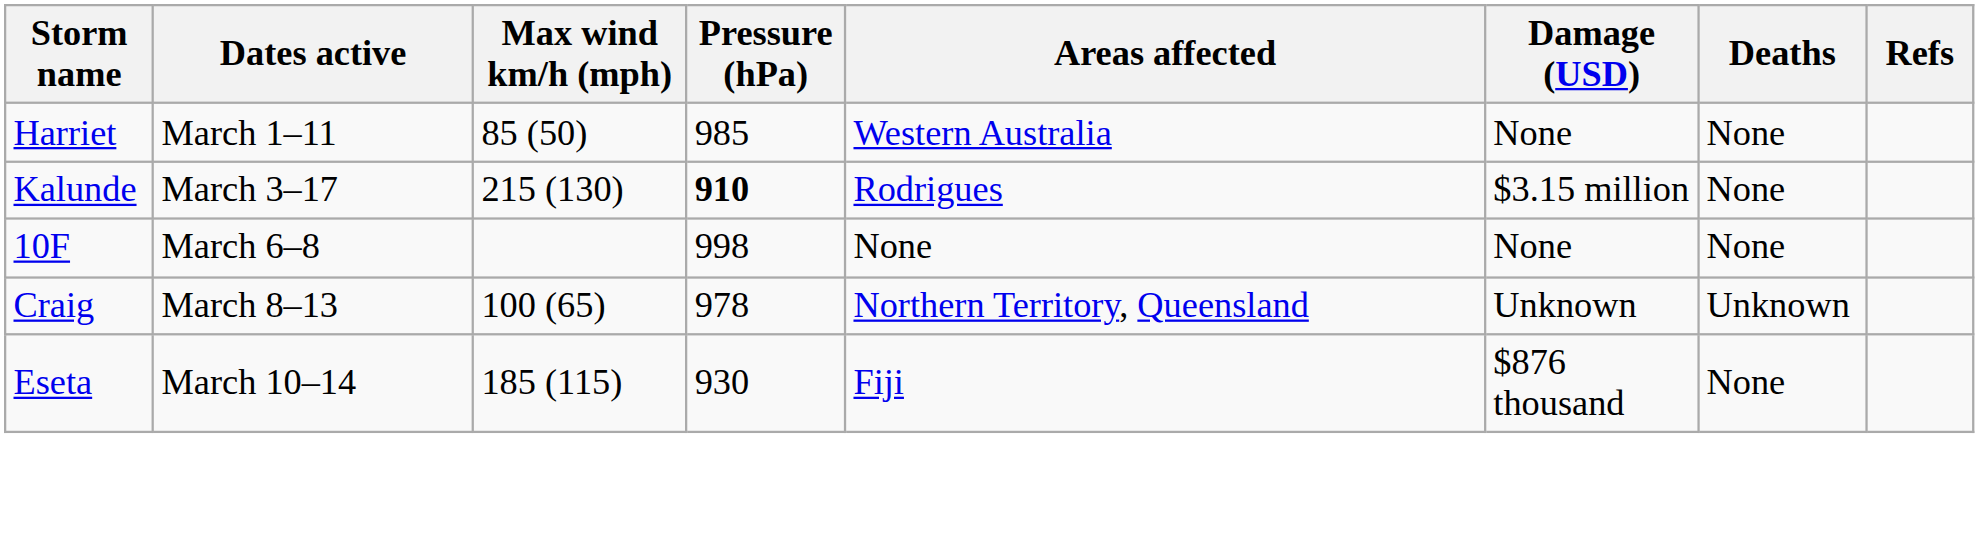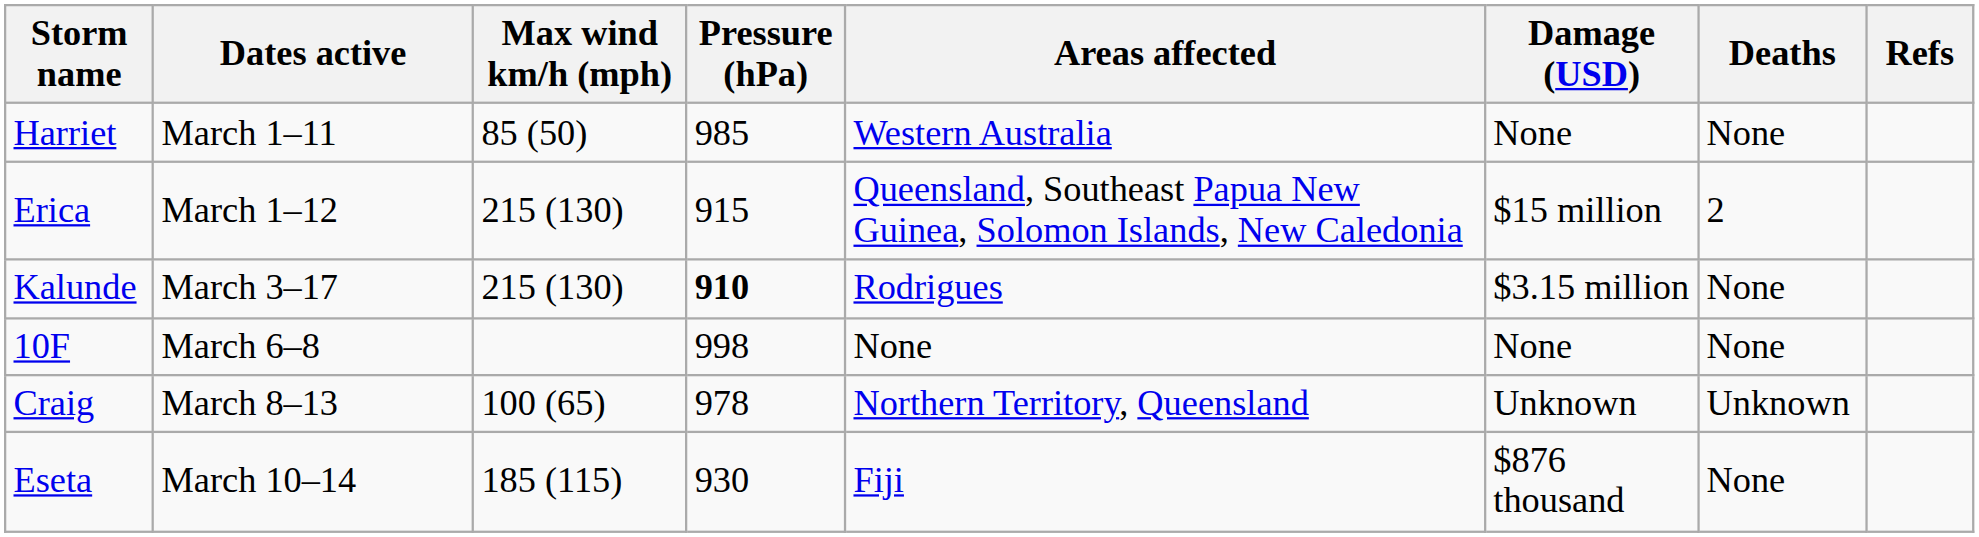+ row: (52, 209)
